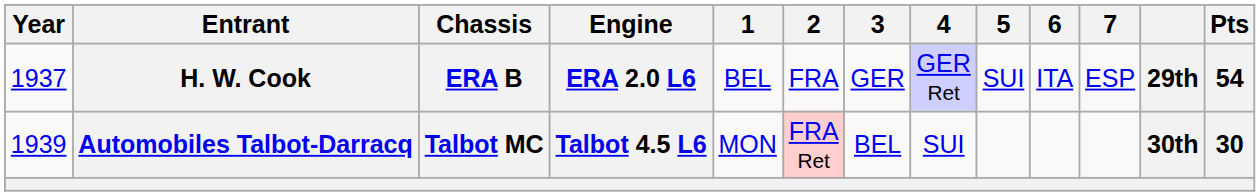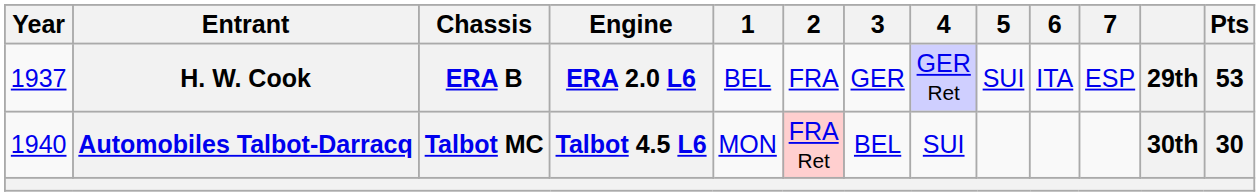(1230, 77) 54 -> (1230, 77) 53
(39, 145) 1939 -> (39, 145) 1940
